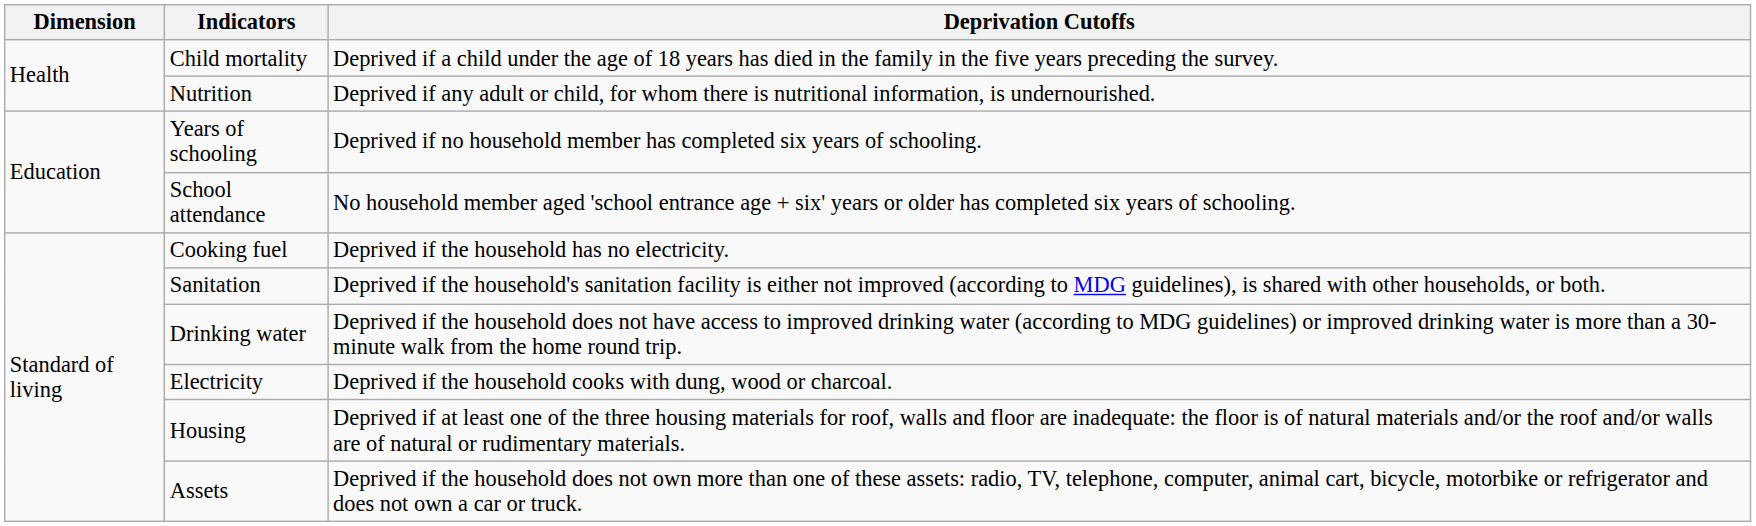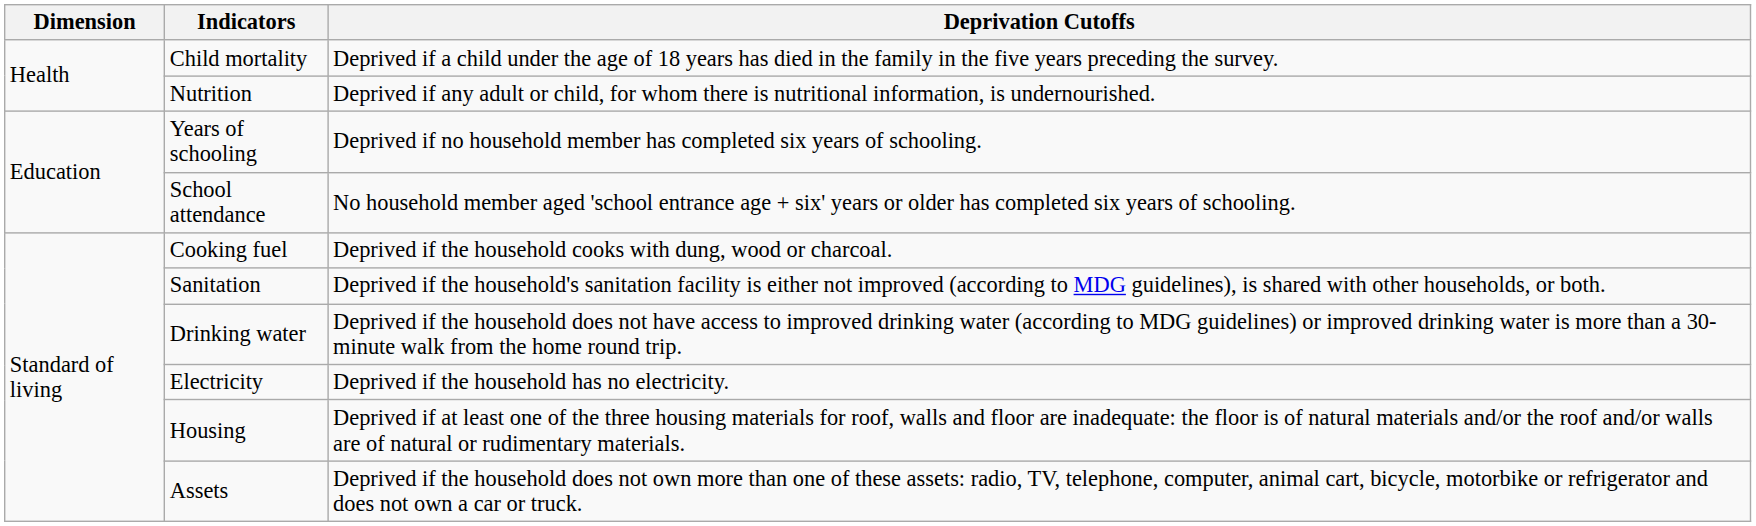(531, 250) Deprived if the household has no electricity. -> (613, 250) Deprived if the household cooks with dung, wood or charcoal.
(613, 382) Deprived if the household cooks with dung, wood or charcoal. -> (531, 382) Deprived if the household has no electricity.
